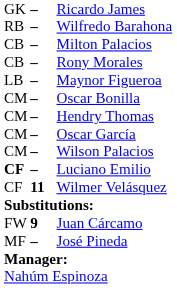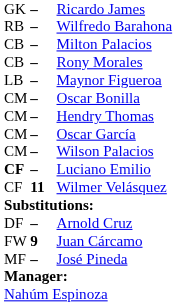+ row: (94, 223)
